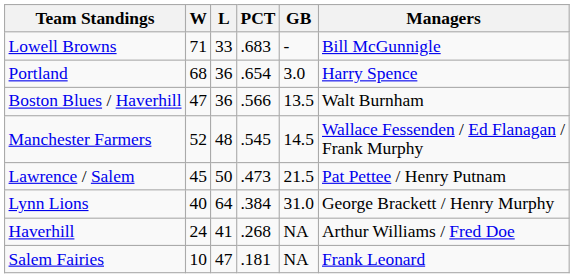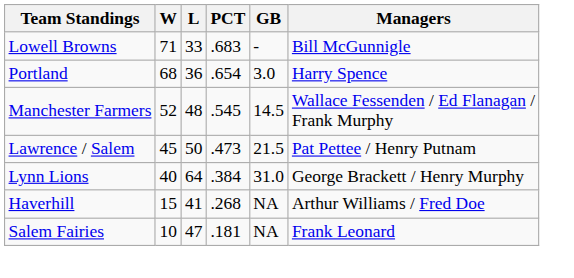- row: (95, 101)
(198, 231) 24 -> (168, 203) 15
